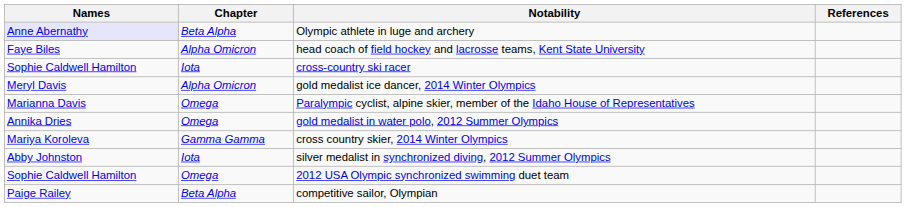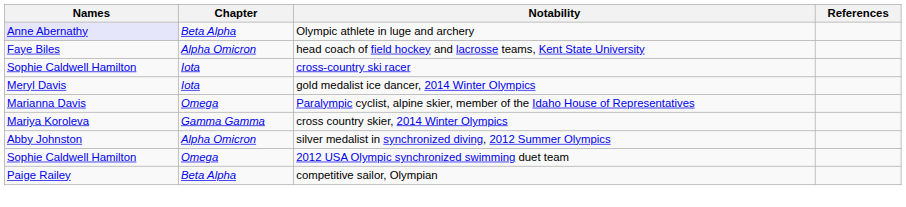(219, 85) Alpha Omicron -> (190, 85) Iota
- row: (427, 121)
(190, 157) Iota -> (219, 139) Alpha Omicron
